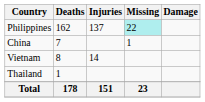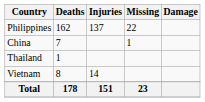(131, 27) paleturquoise background -> (131, 27) no background
rows swapped: (24, 58) <-> (25, 74)
